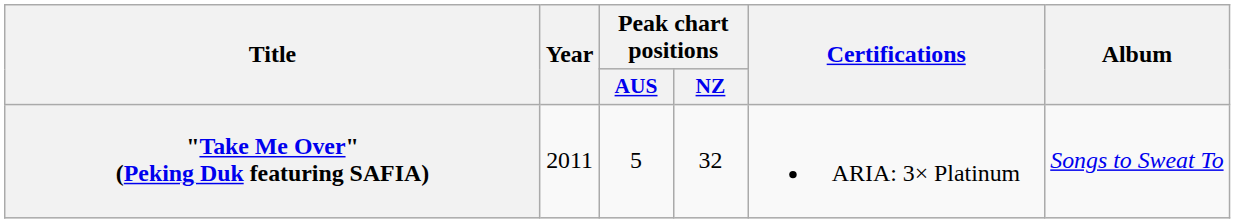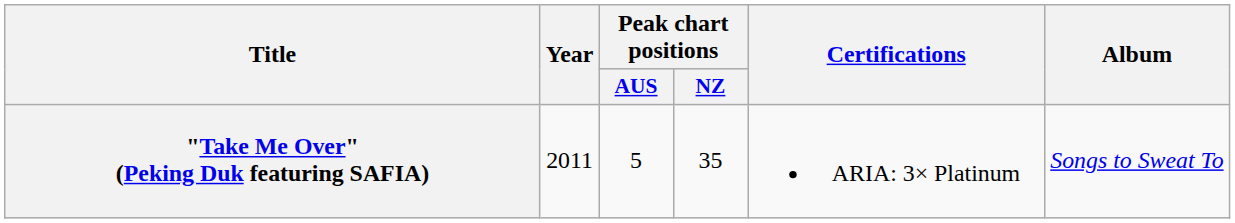(710, 160) 32 -> (710, 160) 35
